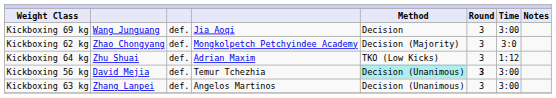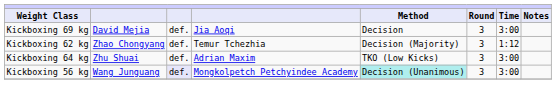(126, 30) Wang Junguang -> (121, 30) David Mejia
(276, 44) Mongkolpetch Petchyindee Academy -> (230, 44) Temur Tchezhia
(509, 44) 3:0 -> (509, 44) 1:12
(509, 58) 1:12 -> (509, 58) 3:00
(121, 72) David Mejia -> (126, 72) Wang Junguang
(179, 72) no background -> (179, 72) lavender background
(230, 72) Temur Tchezhia -> (276, 72) Mongkolpetch Petchyindee Academy
(482, 72) bold -> (482, 72) normal
- row: (48, 86)
